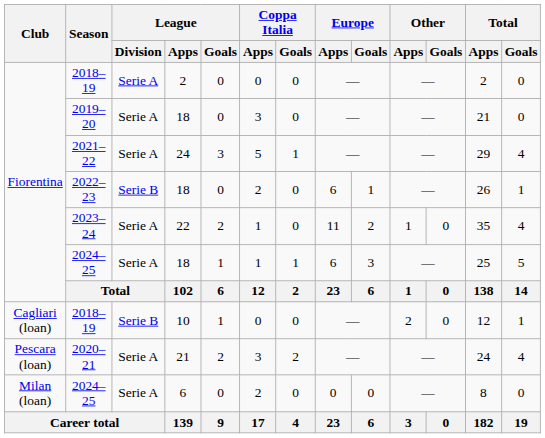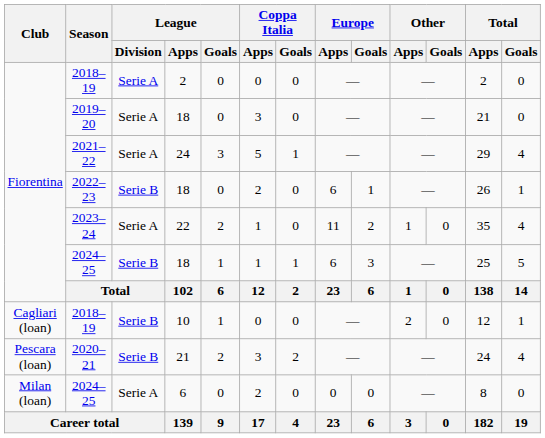(138, 262) Serie A -> (138, 262) Serie B
(138, 356) Serie A -> (138, 356) Serie B
